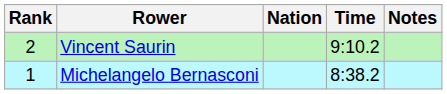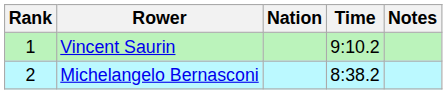(30, 46) 2 -> (30, 46) 1
(30, 74) 1 -> (30, 74) 2
